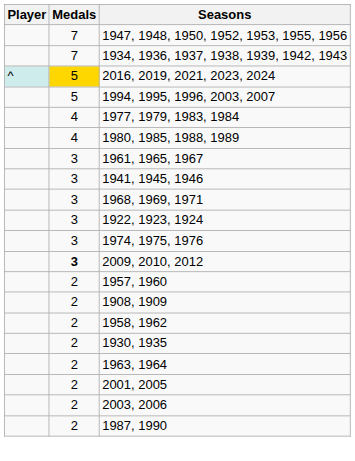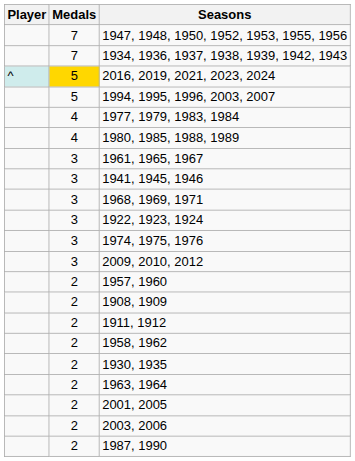(74, 261) bold -> (74, 261) normal
+ row: (134, 323)
